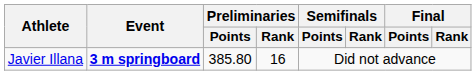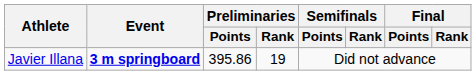(230, 59) 385.80 -> (230, 59) 395.86
(278, 59) 16 -> (278, 59) 19
